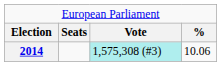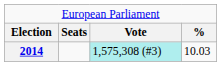(197, 51) 10.06 -> (197, 51) 10.03
